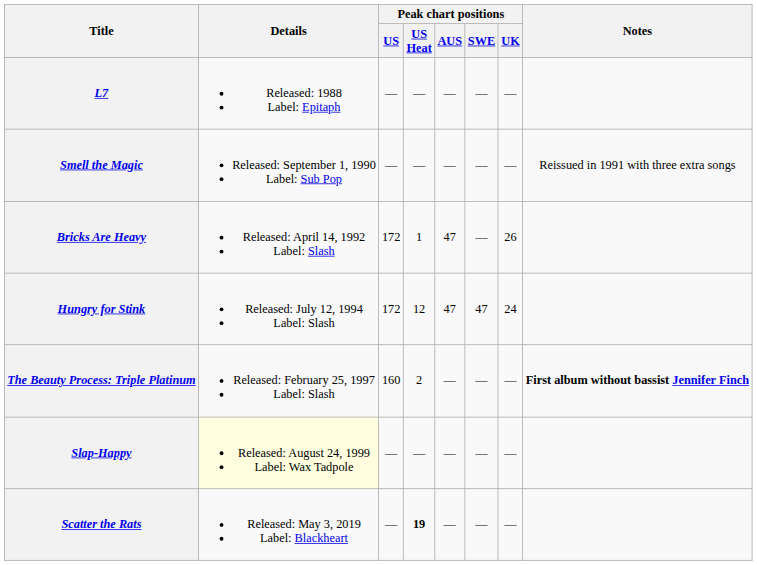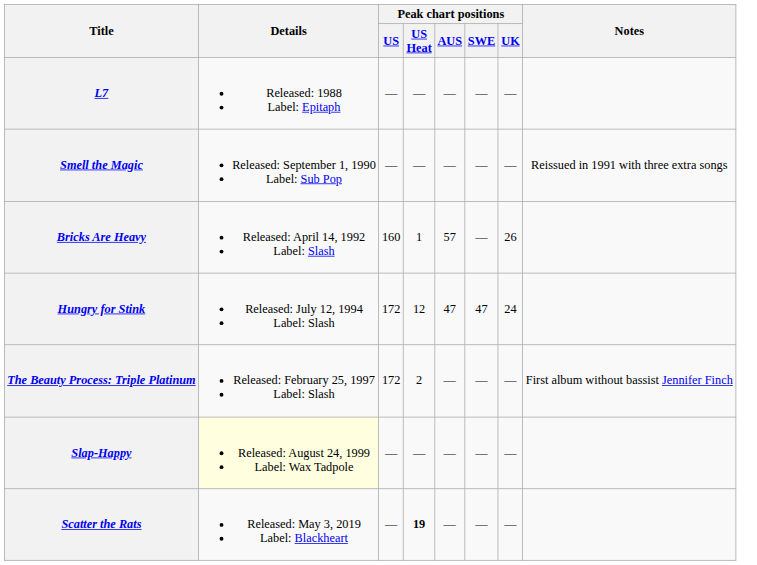(391, 237) 172 -> (391, 237) 160
(450, 237) 47 -> (450, 237) 57
(391, 380) 160 -> (391, 380) 172
(637, 380) bold -> (629, 380) normal
